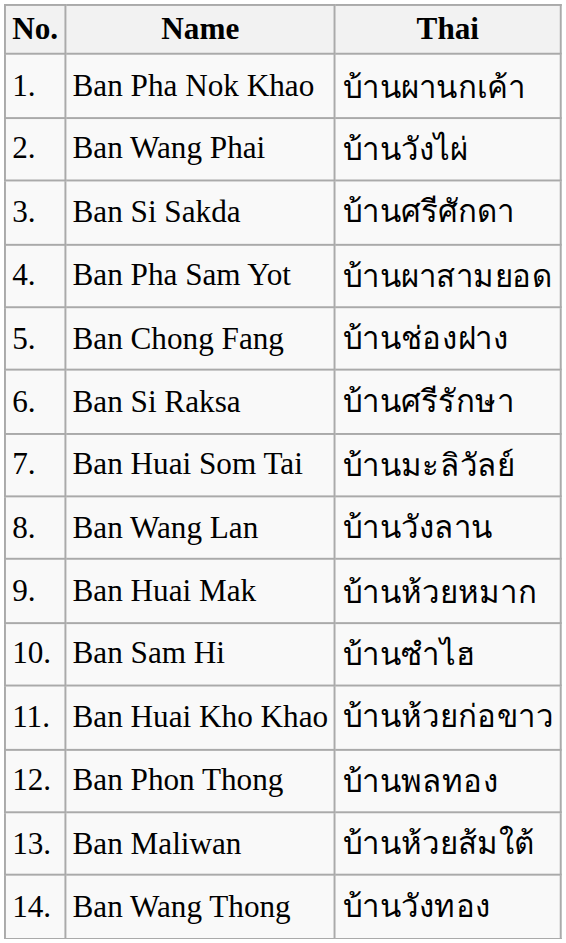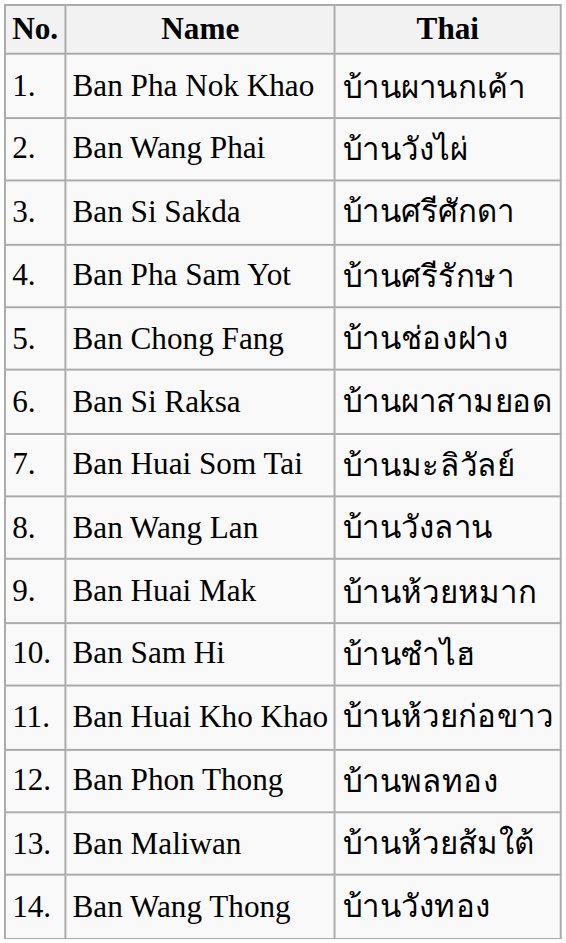(447, 275) บ้านผาสามยอด -> (428, 275) บ้านศรีรักษา
(428, 402) บ้านศรีรักษา -> (447, 402) บ้านผาสามยอด
